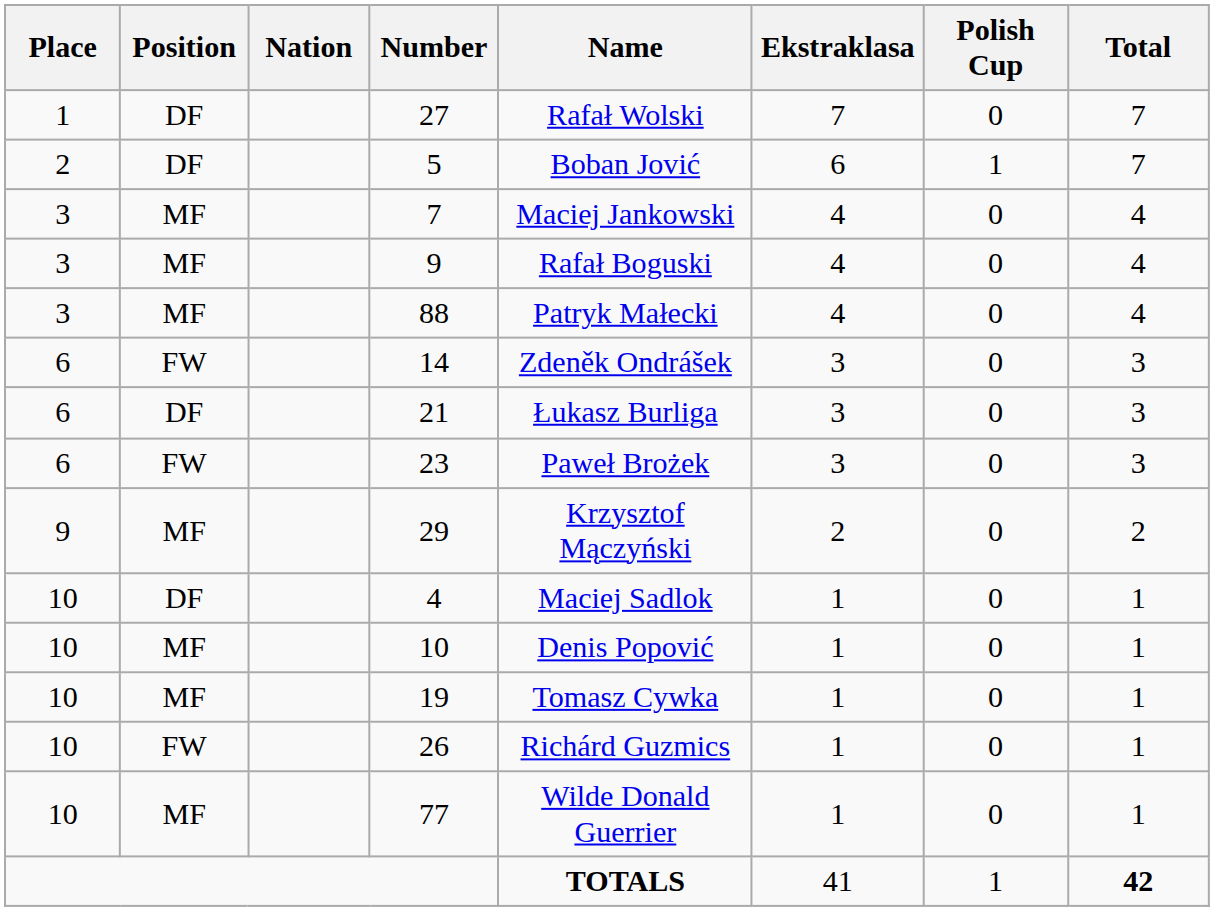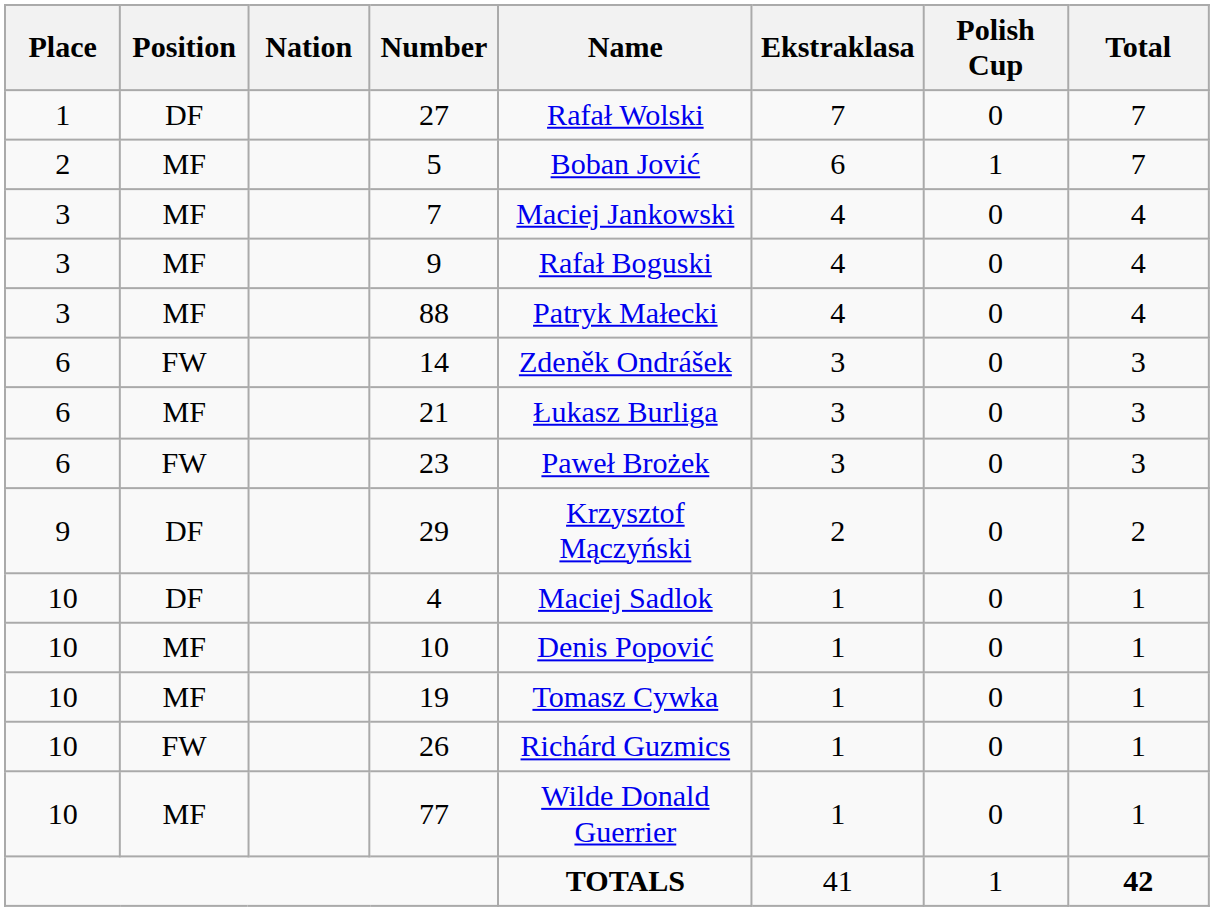(184, 164) DF -> (184, 164) MF
(184, 412) DF -> (184, 412) MF
(184, 529) MF -> (184, 529) DF
